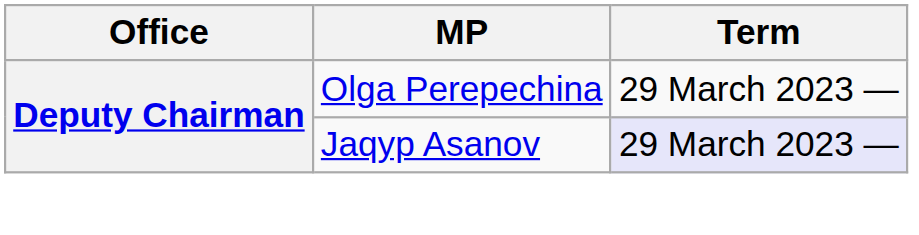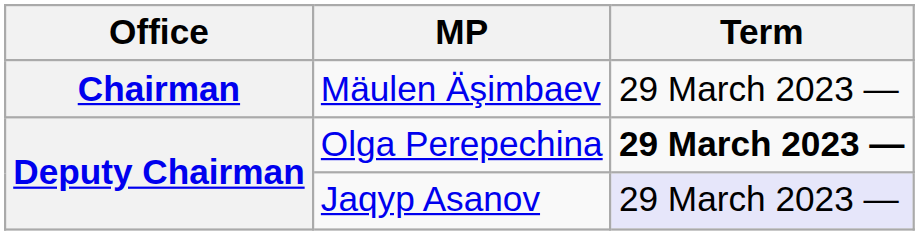+ row: (461, 88)
(759, 88) normal -> (762, 144) bold
